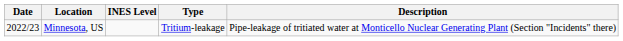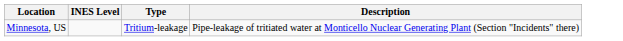- column: (23, 12)
